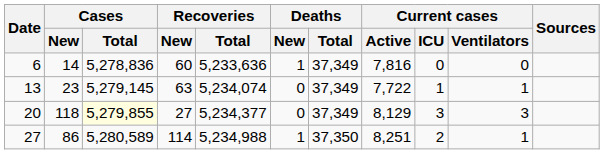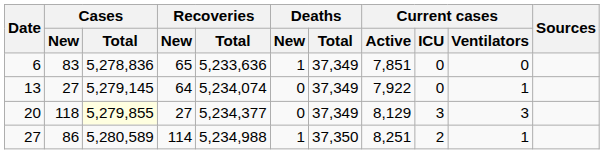(71, 64) 14 -> (71, 64) 83
(184, 64) 60 -> (184, 64) 65
(392, 64) 7,816 -> (392, 64) 7,851
(71, 88) 23 -> (71, 88) 27
(184, 88) 63 -> (184, 88) 64
(392, 88) 7,722 -> (392, 88) 7,922
(440, 88) 1 -> (440, 88) 0
